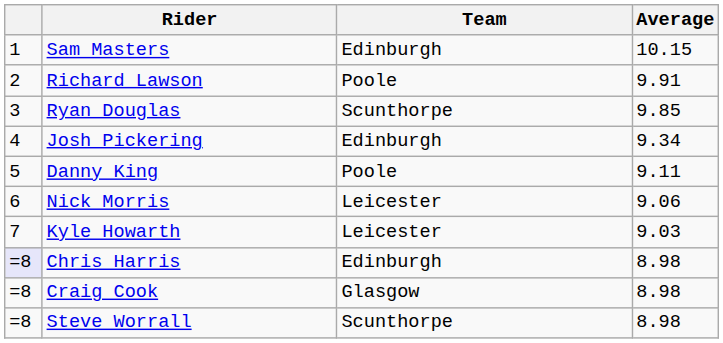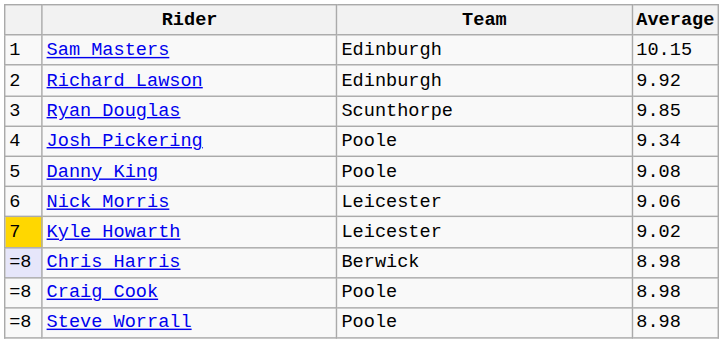(369, 80) Poole -> (392, 80) Edinburgh
(659, 80) 9.91 -> (659, 80) 9.92
(392, 141) Edinburgh -> (369, 141) Poole
(659, 171) 9.11 -> (659, 171) 9.08
(15, 232) no background -> (15, 232) gold background
(659, 232) 9.03 -> (659, 232) 9.02
(392, 262) Edinburgh -> (380, 262) Berwick
(380, 293) Glasgow -> (369, 293) Poole
(397, 323) Scunthorpe -> (369, 323) Poole
